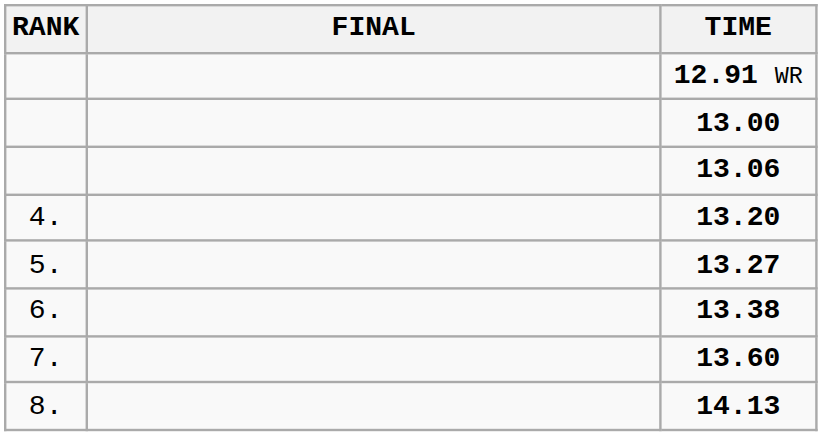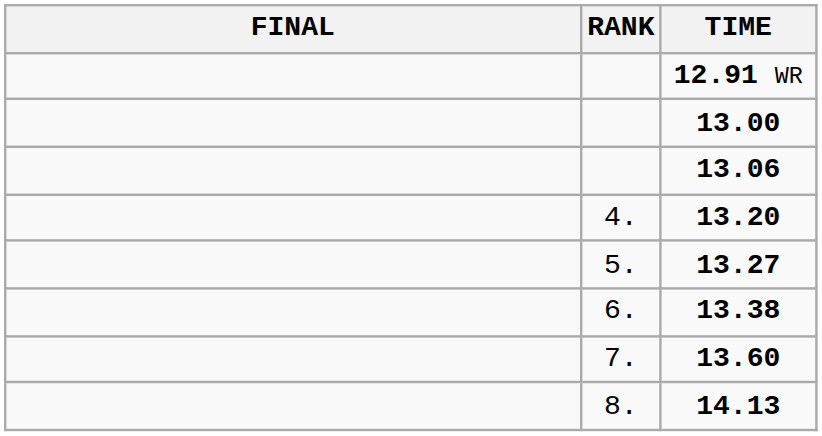columns swapped: (46, 28) <-> (374, 28)
